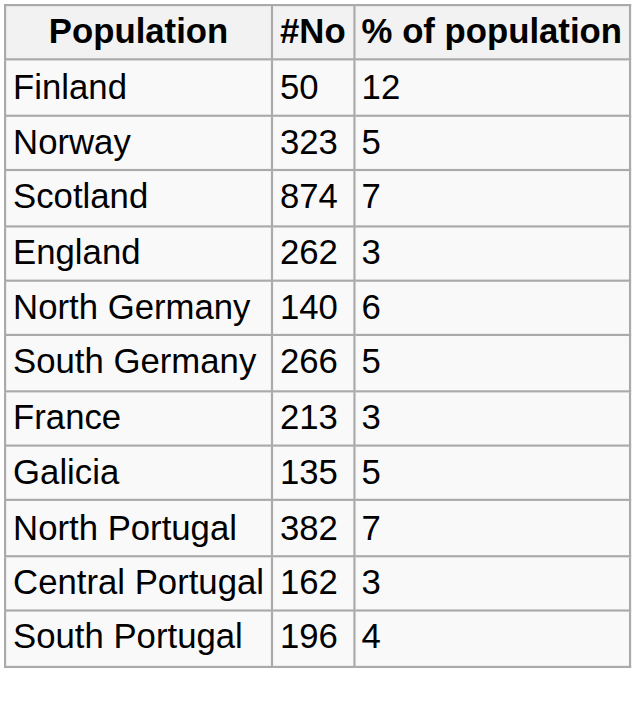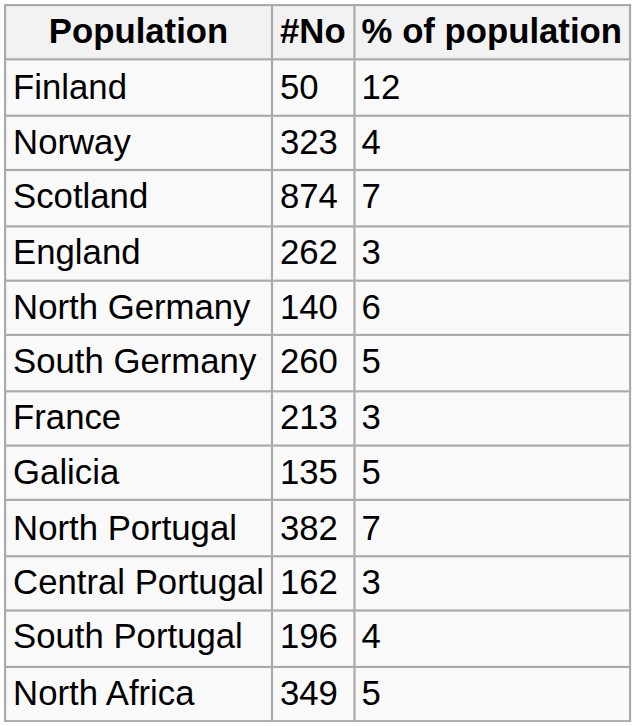(371, 142) 5 -> (371, 142) 4
(309, 362) 266 -> (309, 362) 260
+ row: (104, 692)
